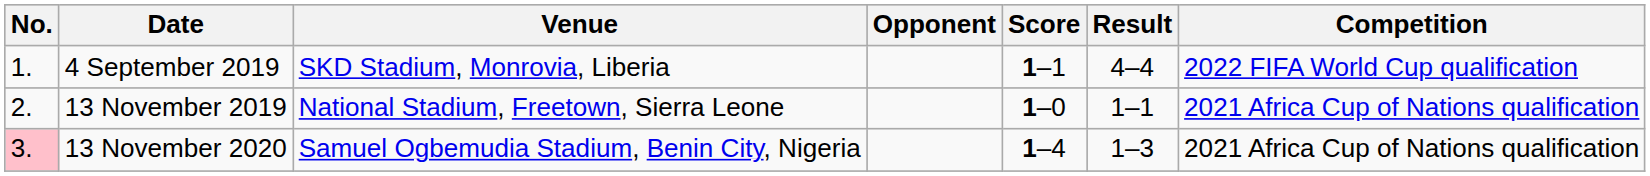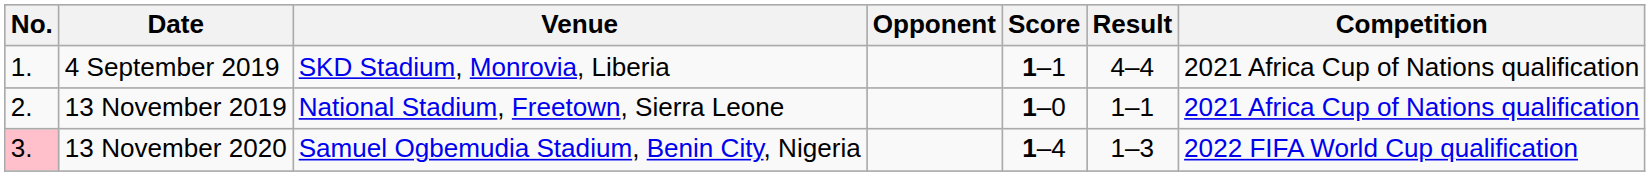(1381, 66) 2022 FIFA World Cup qualification -> (1412, 66) 2021 Africa Cup of Nations qualification
(1412, 149) 2021 Africa Cup of Nations qualification -> (1381, 149) 2022 FIFA World Cup qualification
